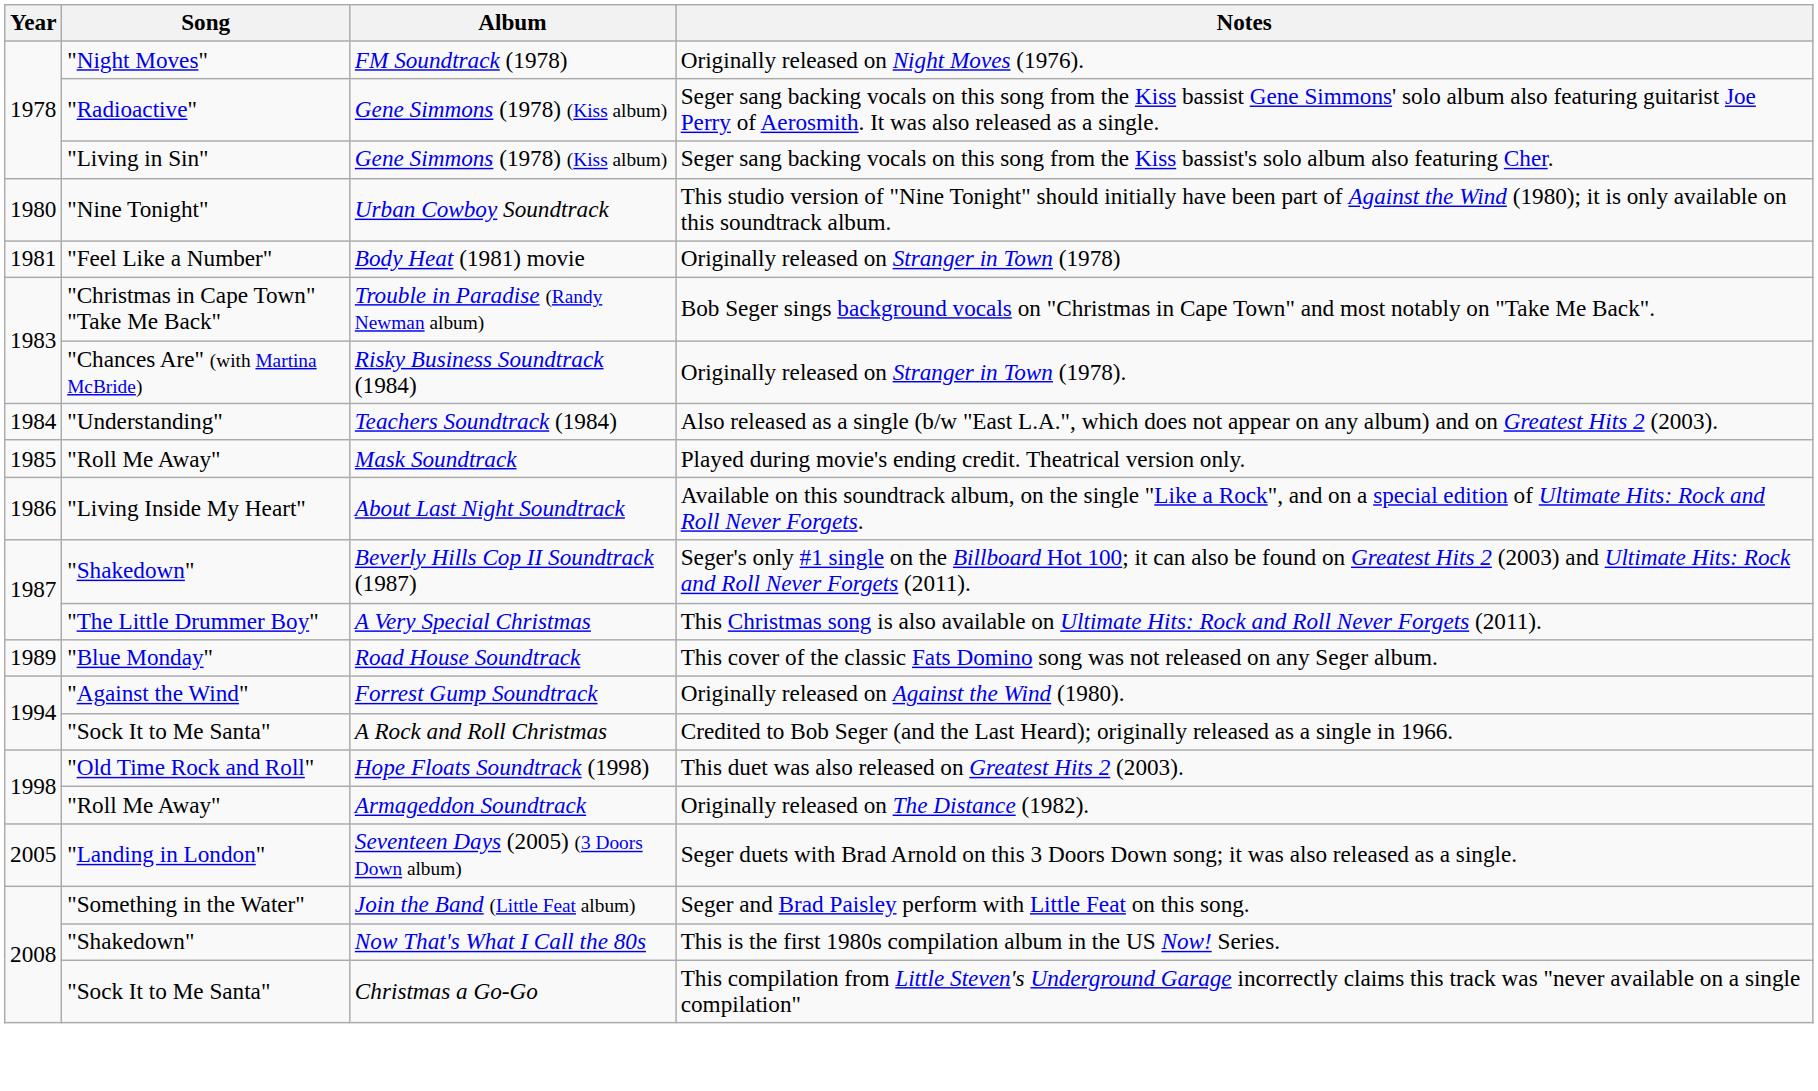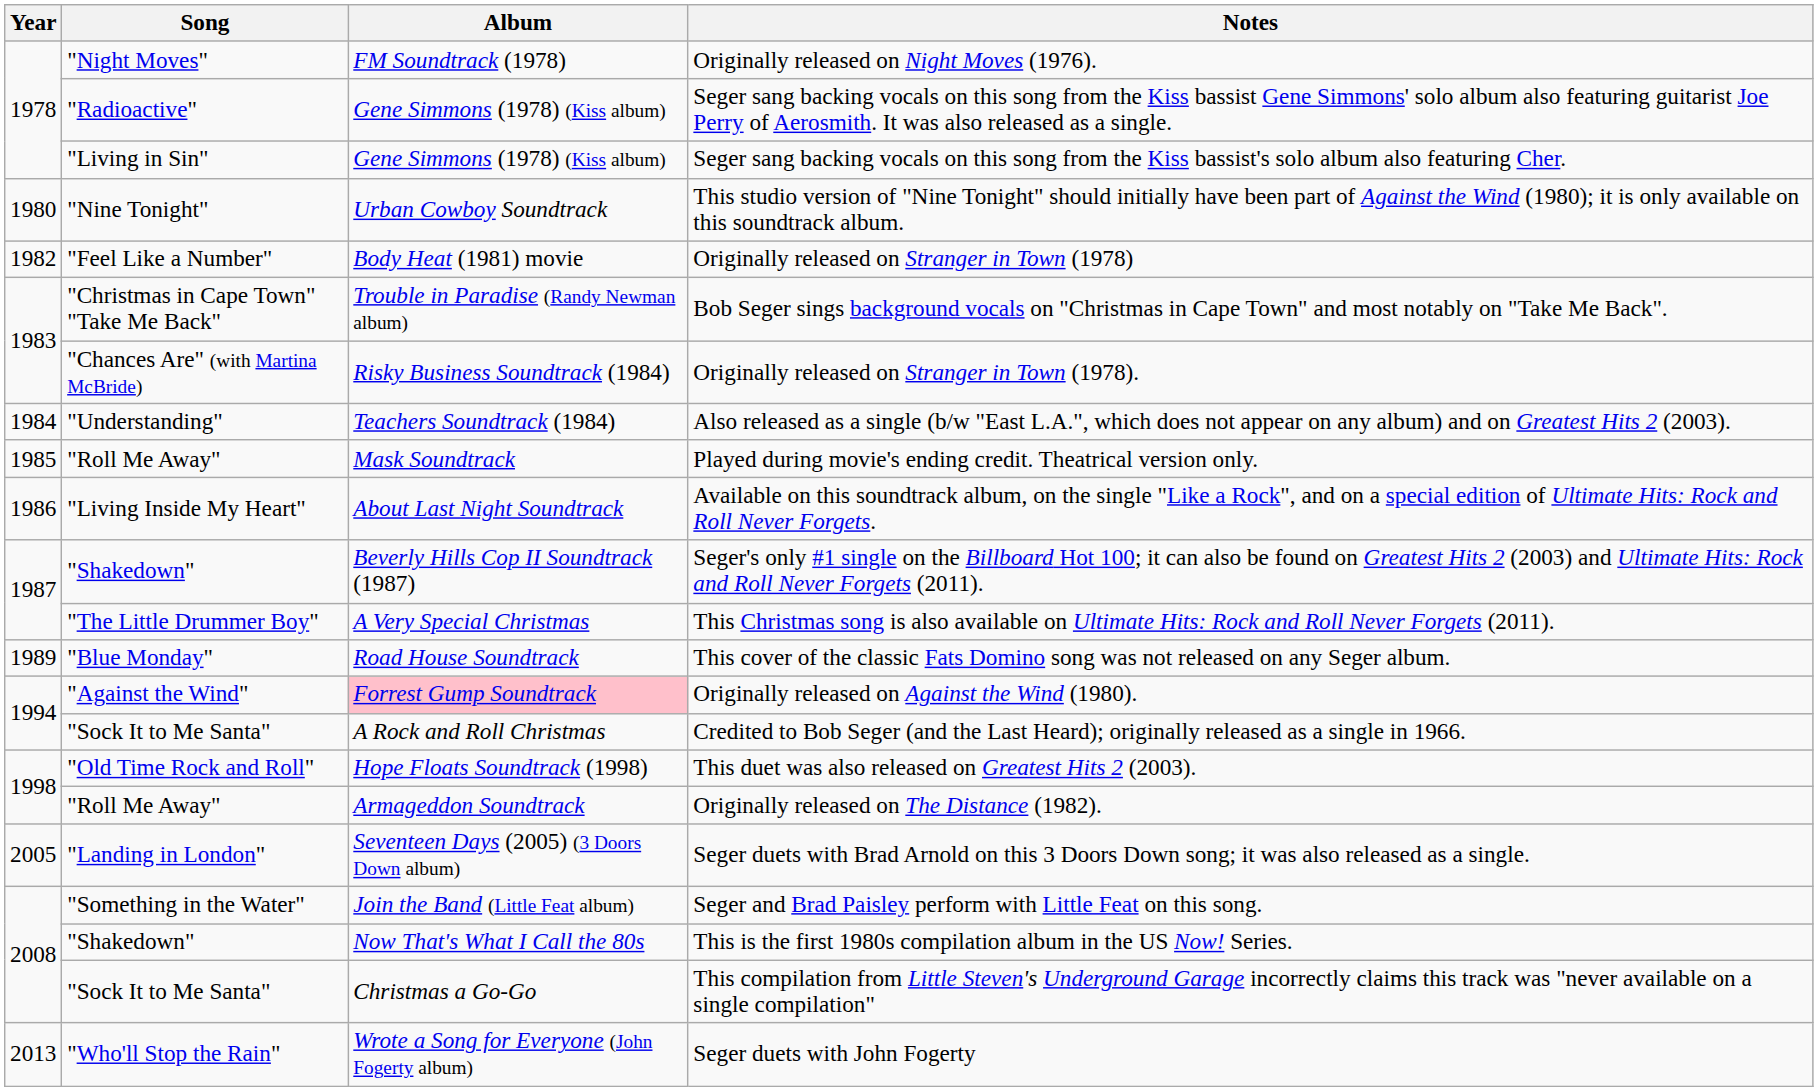(33, 259) 1981 -> (33, 259) 1982
(476, 694) no background -> (475, 694) pink background
+ row: (834, 1054)
